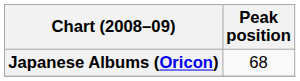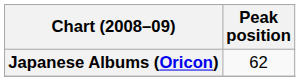(259, 62) 68 -> (259, 62) 62
